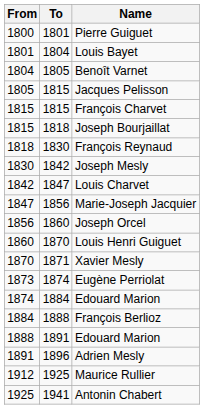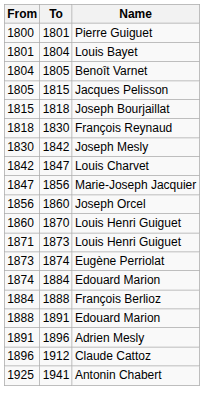- row: (20, 109)
- row: (20, 261)
+ row: (20, 242)
+ row: (20, 356)
- row: (20, 375)
